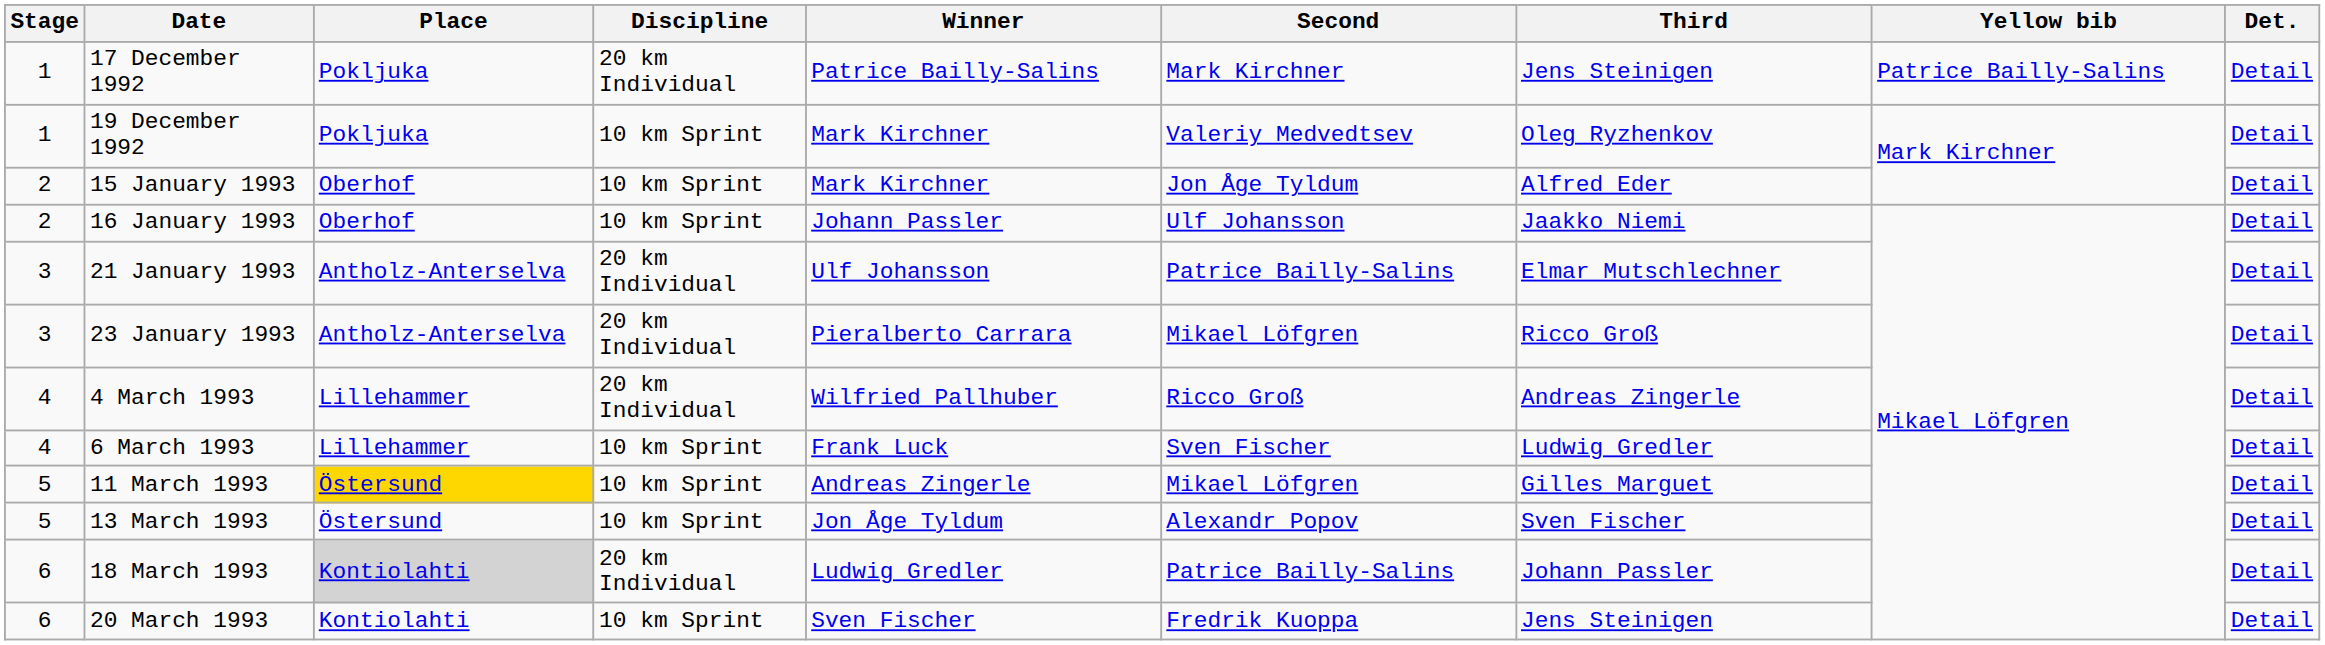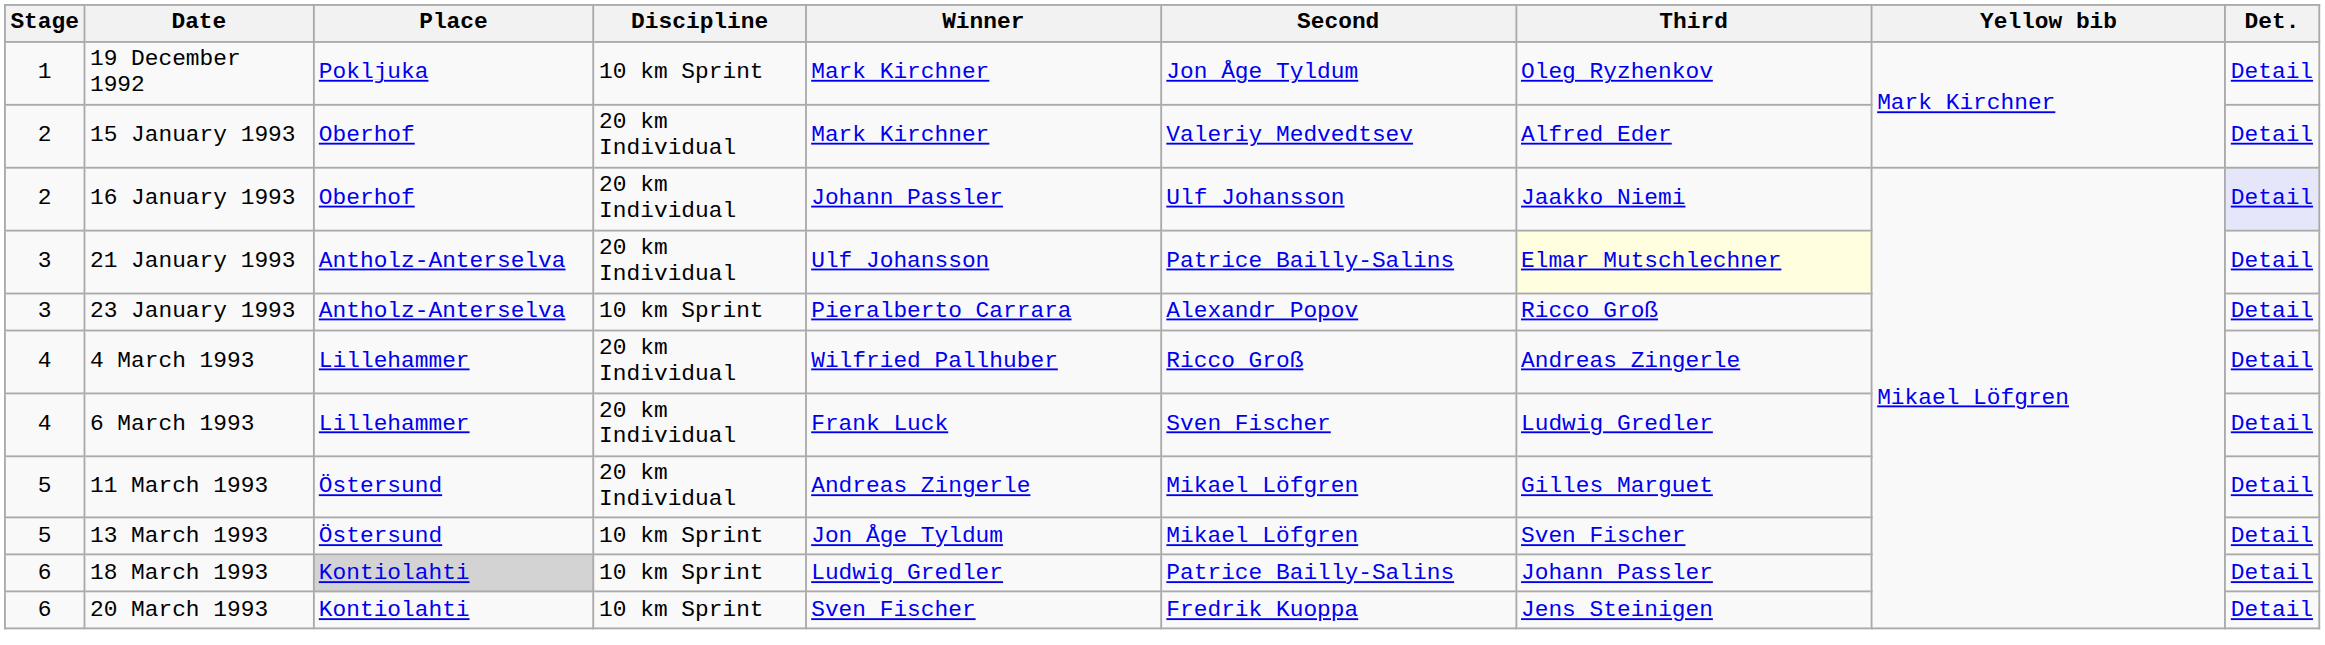- row: (165, 74)
(1290, 136) Valeriy Medvedtsev -> (1262, 74) Jon Åge Tyldum
(681, 186) 10 km Sprint -> (668, 136) 20 km Individual
(1262, 186) Jon Åge Tyldum -> (1290, 136) Valeriy Medvedtsev
(681, 223) 10 km Sprint -> (668, 199) 20 km Individual
(2272, 223) no background -> (2272, 199) lavender background
(1651, 273) no background -> (1651, 262) lightyellow background
(668, 336) 20 km Individual -> (681, 312) 10 km Sprint
(1262, 336) Mikael Löfgren -> (1262, 312) Alexandr Popov
(681, 448) 10 km Sprint -> (668, 424) 20 km Individual
(380, 485) gold background -> (380, 487) no background
(681, 485) 10 km Sprint -> (668, 487) 20 km Individual
(1262, 522) Alexandr Popov -> (1262, 537) Mikael Löfgren
(668, 572) 20 km Individual -> (681, 574) 10 km Sprint
